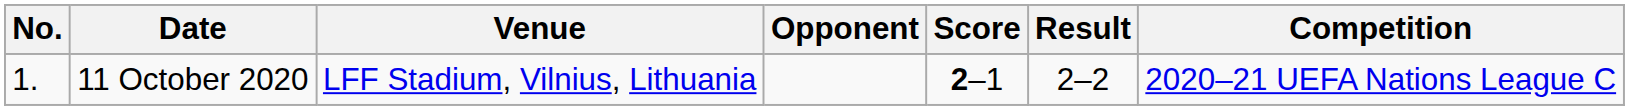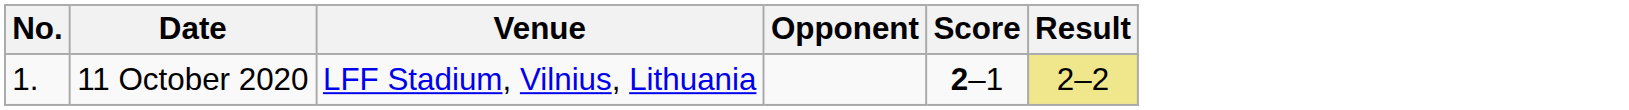- column: (1381, 29)
(1083, 79) no background -> (1083, 79) khaki background
